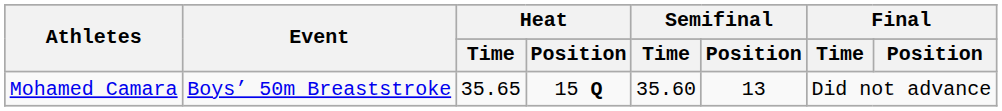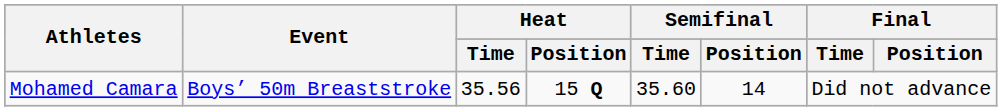(491, 89) 35.65 -> (491, 89) 35.56
(754, 89) 13 -> (754, 89) 14
